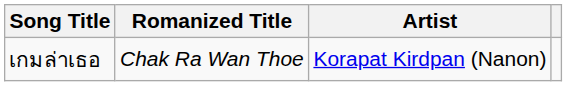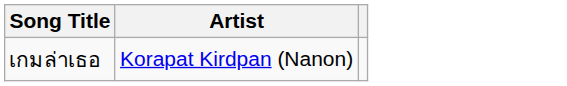- column: (212, 21)
